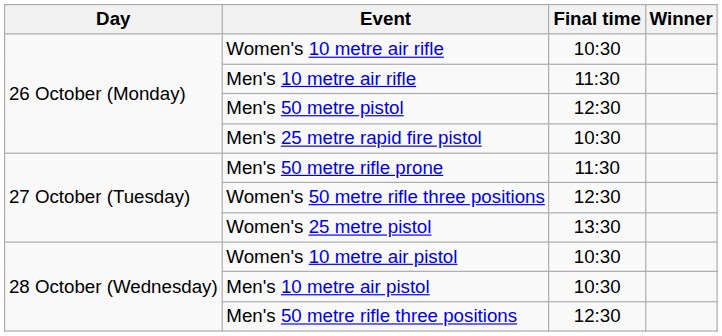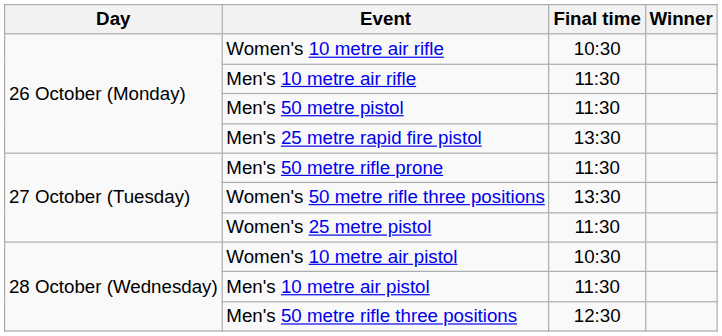(597, 108) 12:30 -> (597, 108) 11:30
(597, 138) 10:30 -> (597, 138) 13:30
(597, 197) 12:30 -> (597, 197) 13:30
(597, 227) 13:30 -> (597, 227) 11:30
(597, 286) 10:30 -> (597, 286) 11:30
